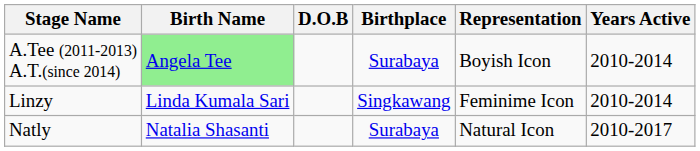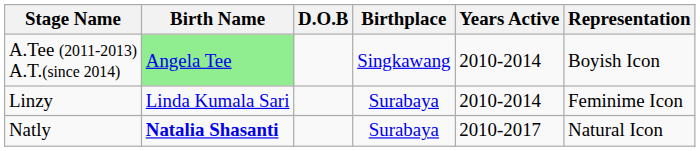columns swapped: (520, 19) <-> (640, 19)
(404, 60) Surabaya -> (404, 60) Singkawang
(404, 100) Singkawang -> (404, 100) Surabaya
(207, 130) normal -> (212, 130) bold
